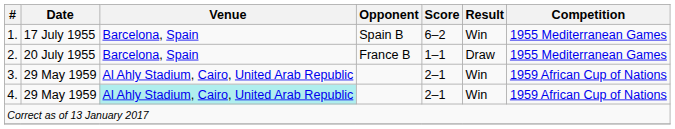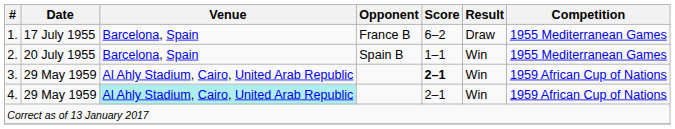(381, 35) Spain B -> (385, 35) France B
(476, 35) Win -> (480, 35) Draw
(385, 55) France B -> (381, 55) Spain B
(480, 55) Draw -> (476, 55) Win
(435, 75) normal -> (435, 75) bold
